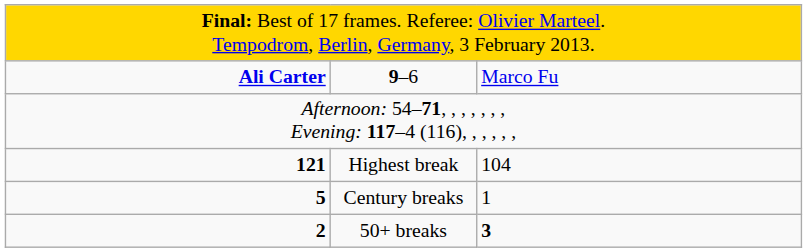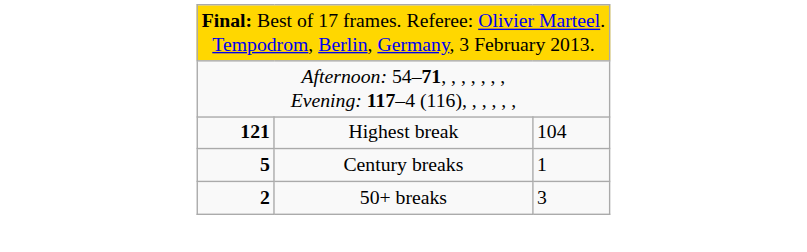- row: (403, 76)
(486, 230) bold -> (542, 197) normal
